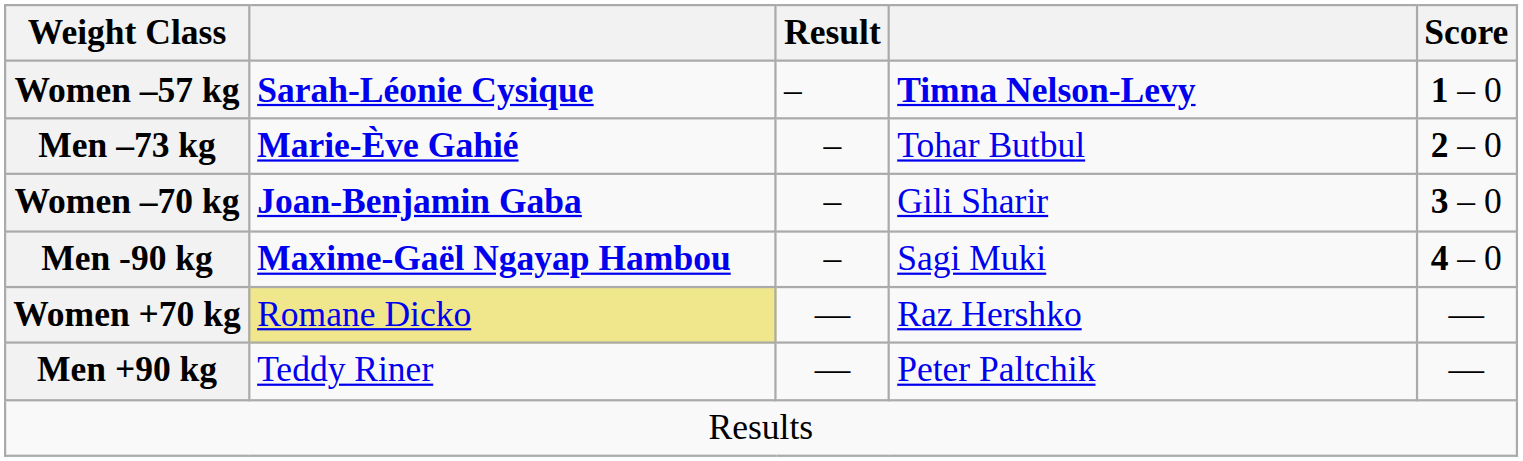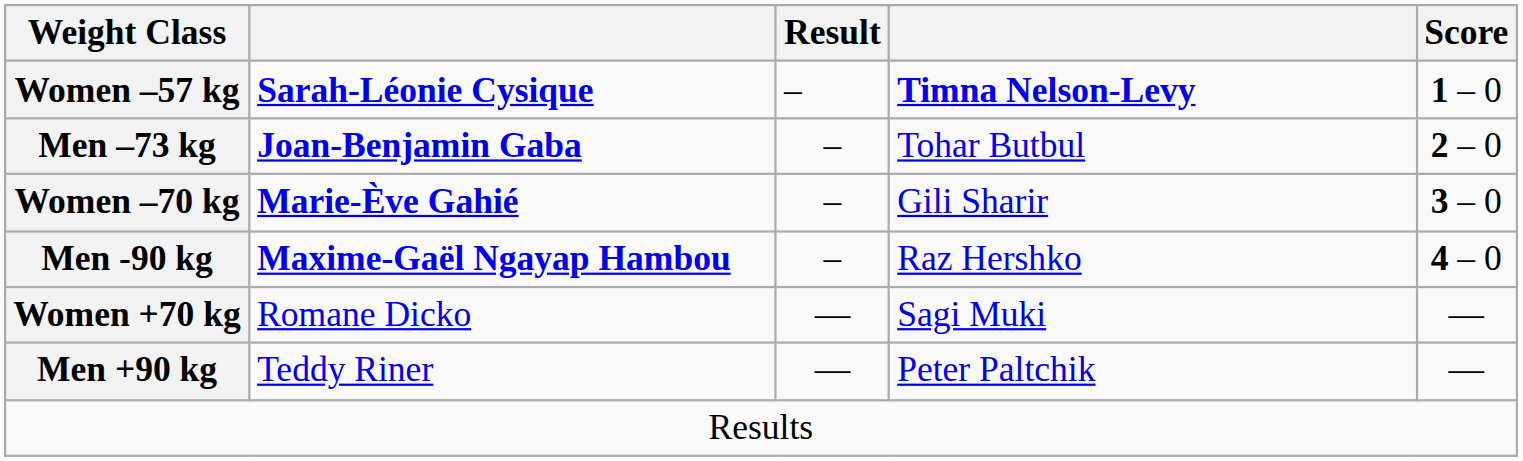(388, 145) Marie-Ève Gahié -> (419, 145) Joan-Benjamin Gaba
(419, 201) Joan-Benjamin Gaba -> (388, 201) Marie-Ève Gahié
(972, 257) Sagi Muki -> (989, 257) Raz Hershko
(364, 314) khaki background -> (364, 314) no background
(989, 314) Raz Hershko -> (972, 314) Sagi Muki
